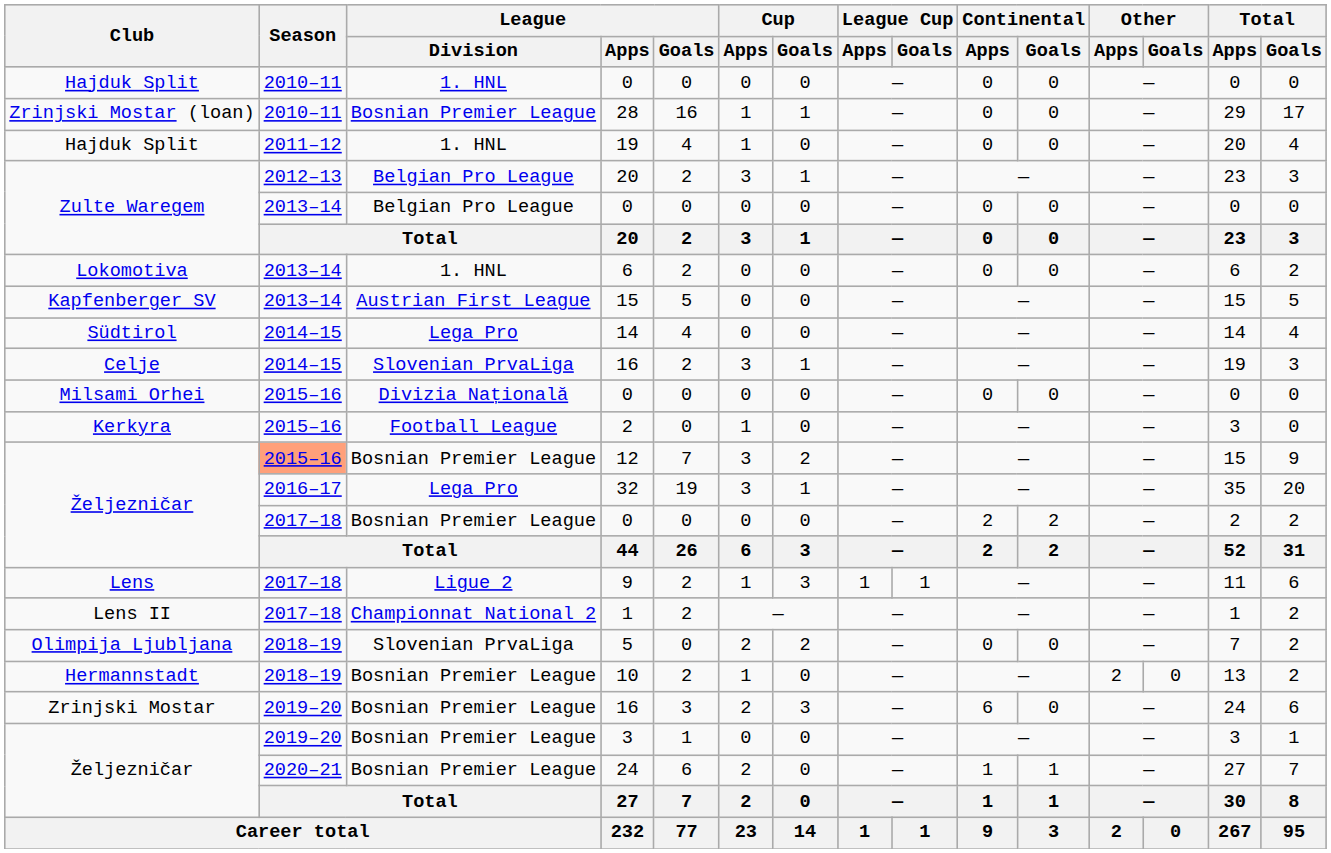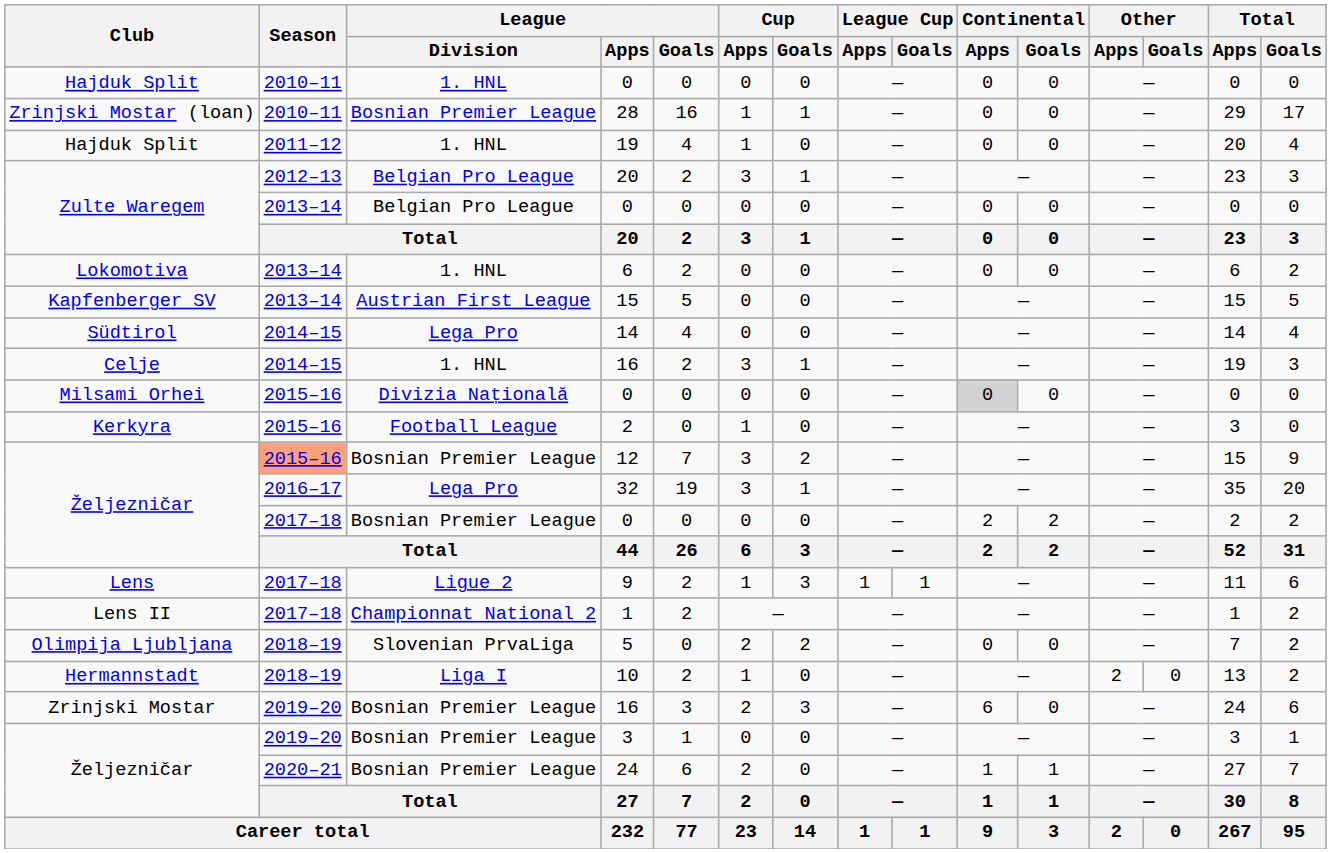(473, 364) Slovenian PrvaLiga -> (473, 364) 1. HNL
(988, 395) no background -> (988, 395) lightgrey background
(473, 676) Bosnian Premier League -> (473, 676) Liga I
